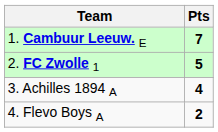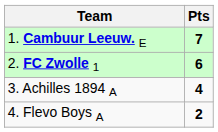(199, 64) 5 -> (199, 64) 6
